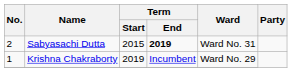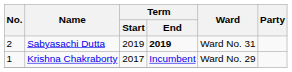(133, 43) 2015 -> (133, 43) 2019
(133, 59) 2019 -> (133, 59) 2017
